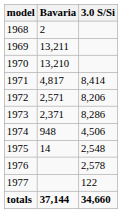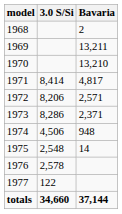columns swapped: (58, 13) <-> (98, 13)
